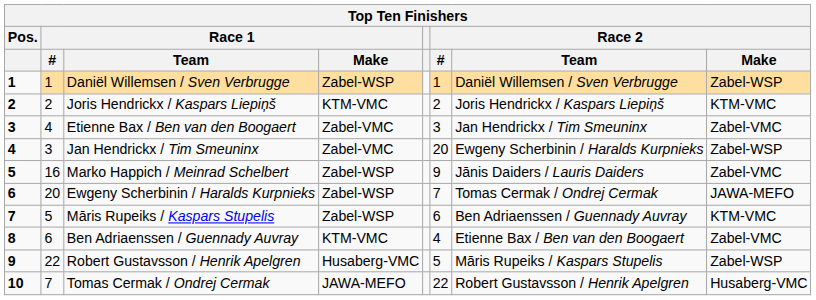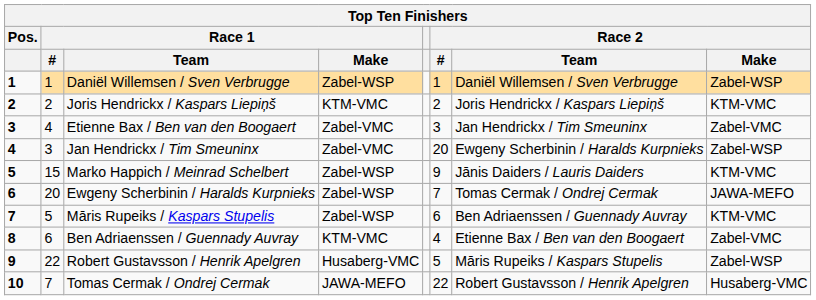(52, 171) 16 -> (52, 171) 15
(746, 171) Zabel-VMC -> (743, 171) KTM-VMC
